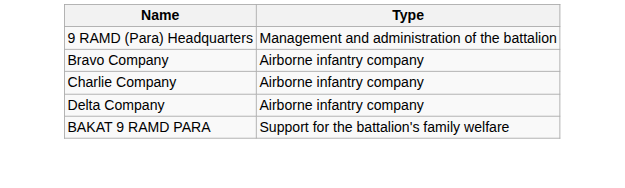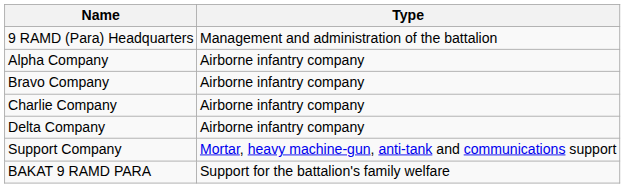+ row: (58, 60)
+ row: (65, 149)
